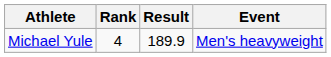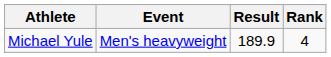columns swapped: (259, 17) <-> (118, 17)
